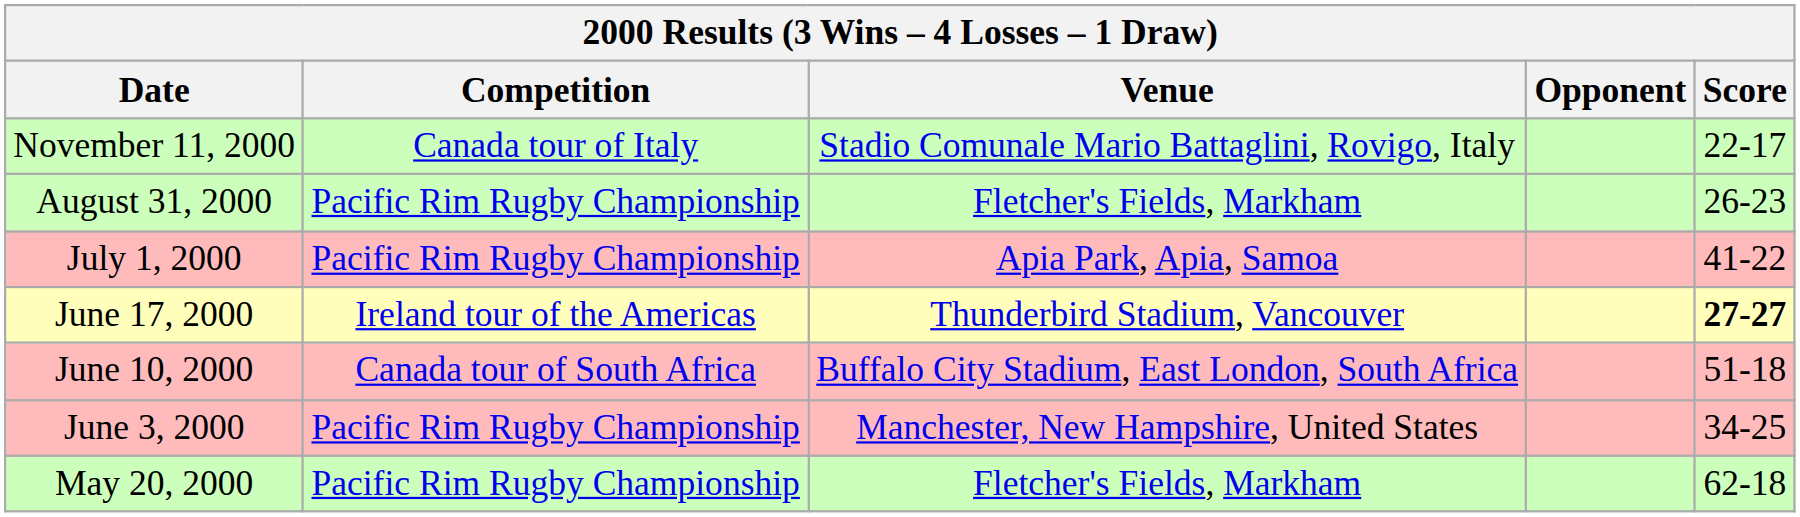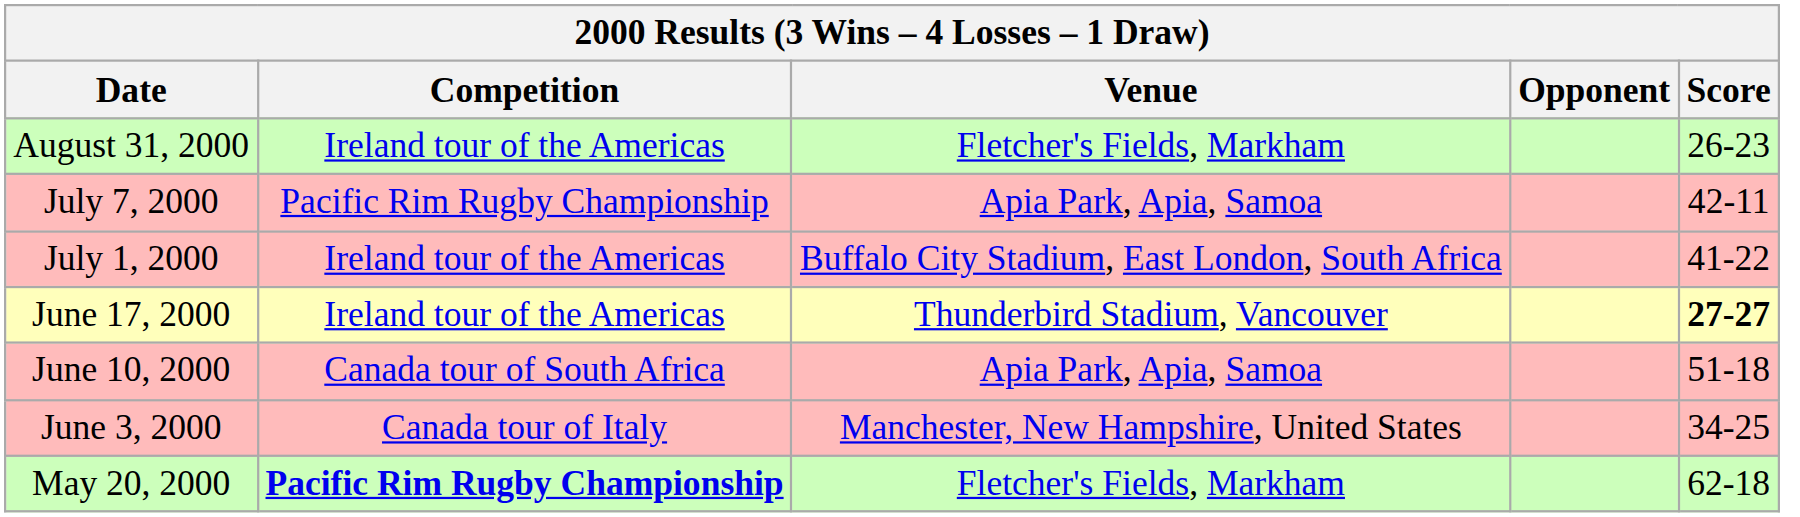- row: (154, 145)
(556, 201) Pacific Rim Rugby Championship -> (525, 145) Ireland tour of the Americas
+ row: (131, 201)
(556, 257) Pacific Rim Rugby Championship -> (525, 257) Ireland tour of the Americas
(1167, 257) Apia Park, Apia, Samoa -> (1151, 257) Buffalo City Stadium, East London, South Africa
(1167, 370) Buffalo City Stadium, East London, South Africa -> (1151, 370) Apia Park, Apia, Samoa
(556, 426) Pacific Rim Rugby Championship -> (525, 426) Canada tour of Italy
(556, 483) normal -> (525, 483) bold
